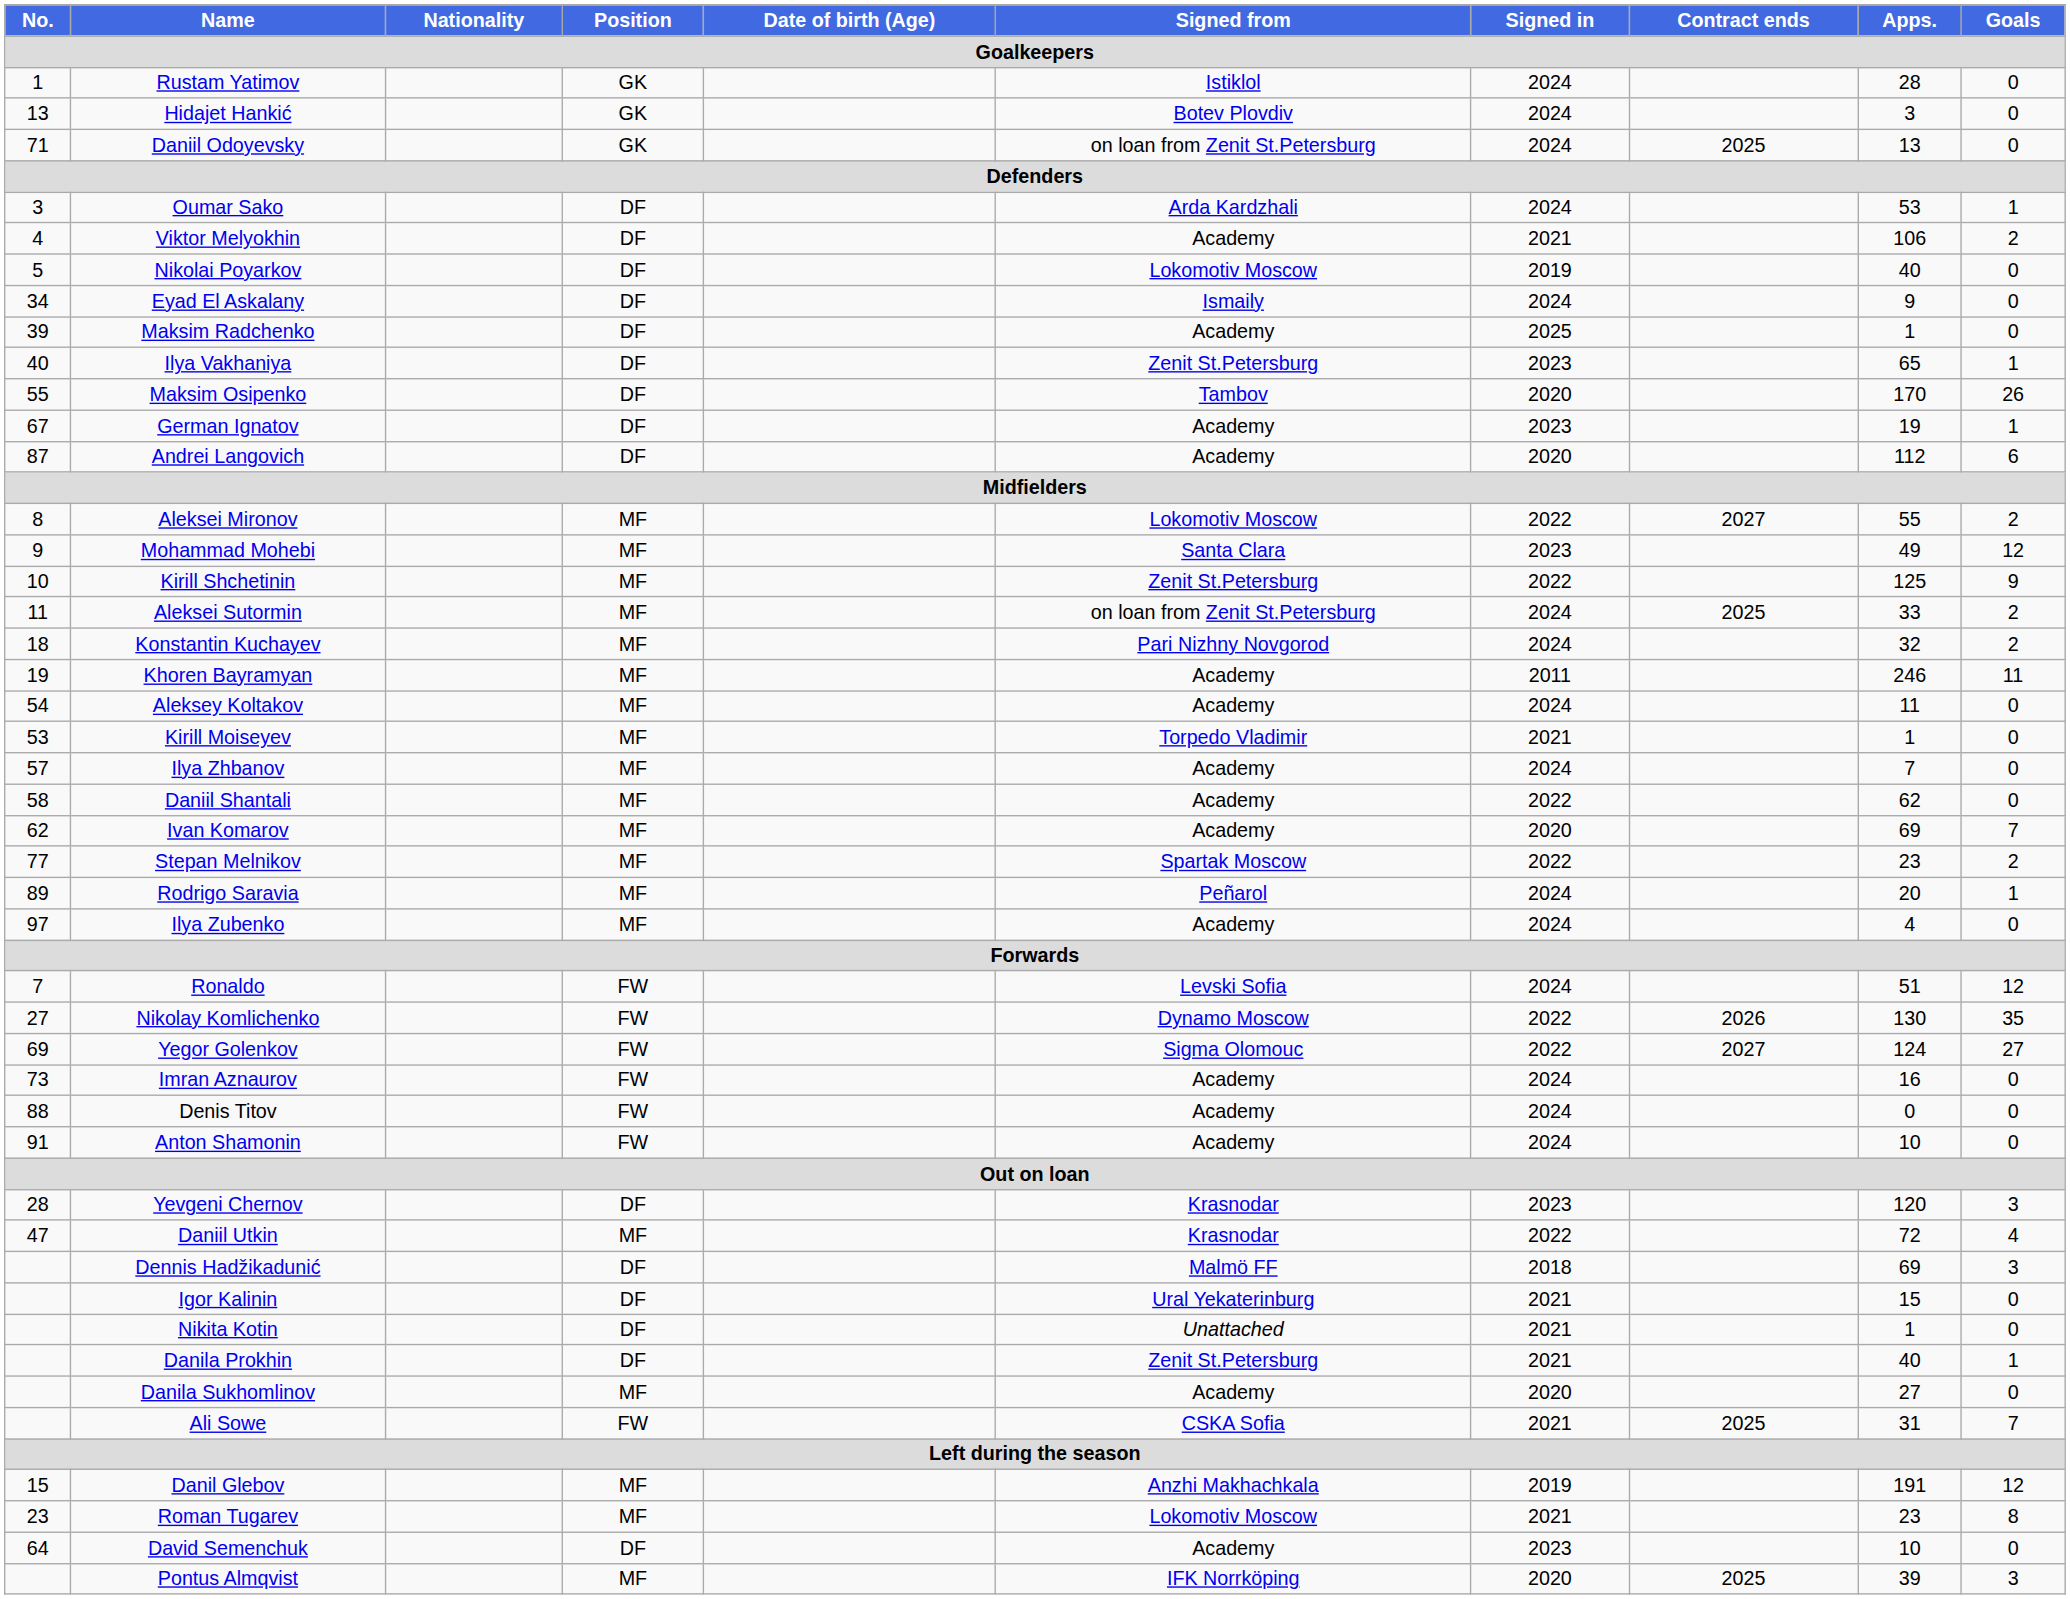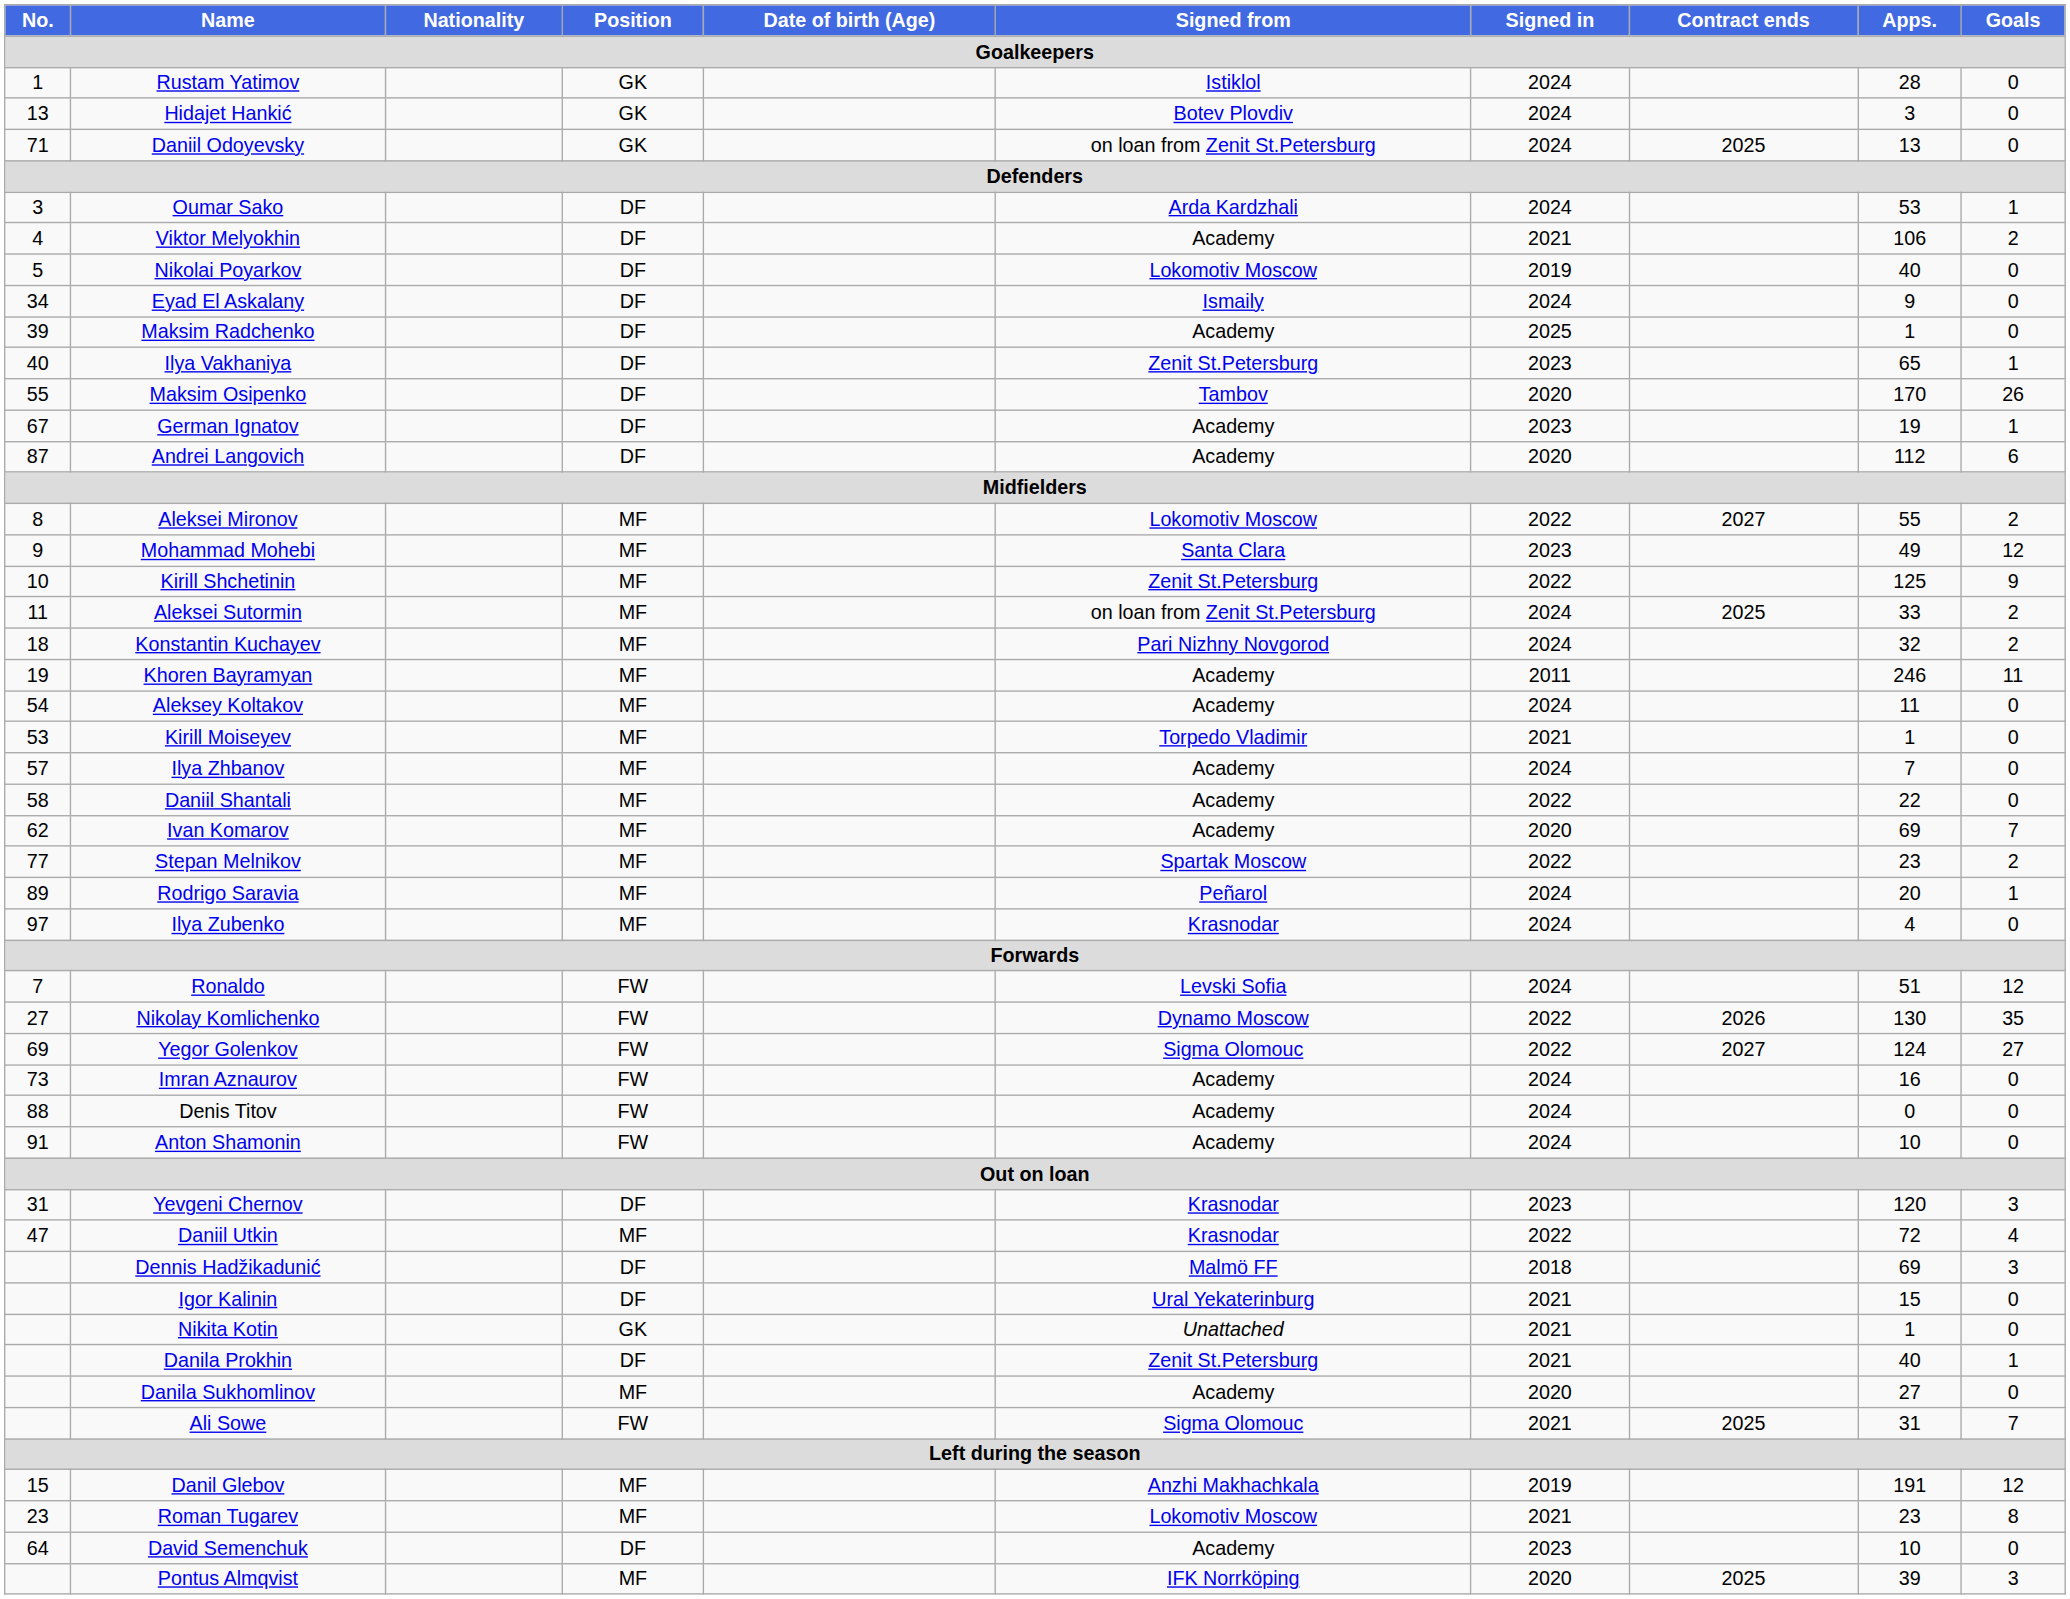(1910, 800) 62 -> (1910, 800) 22
(1233, 925) Academy -> (1233, 925) Krasnodar
(38, 1205) 28 -> (38, 1205) 31
(633, 1330) DF -> (633, 1330) GK
(1233, 1423) CSKA Sofia -> (1233, 1423) Sigma Olomouc
